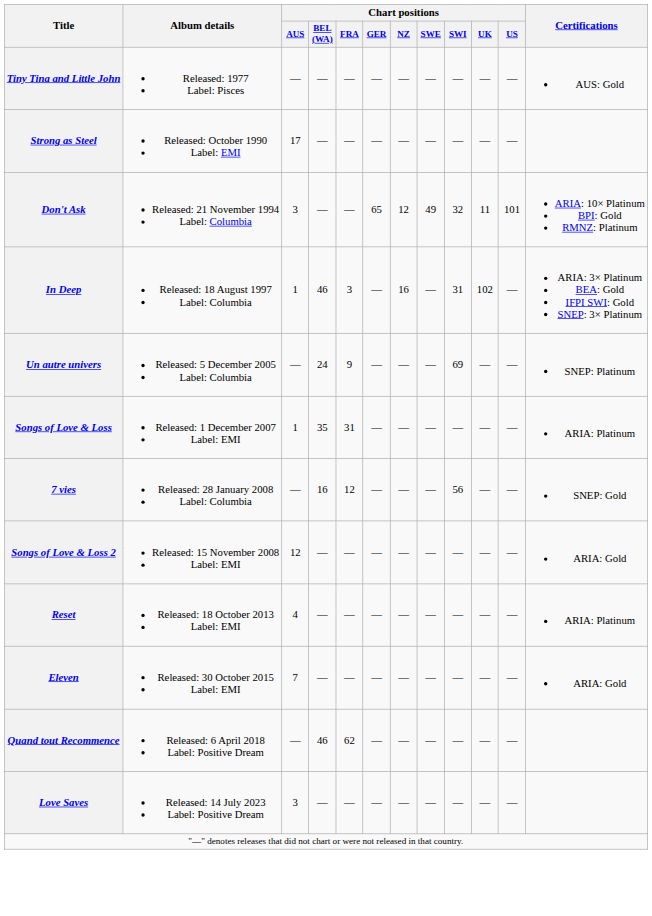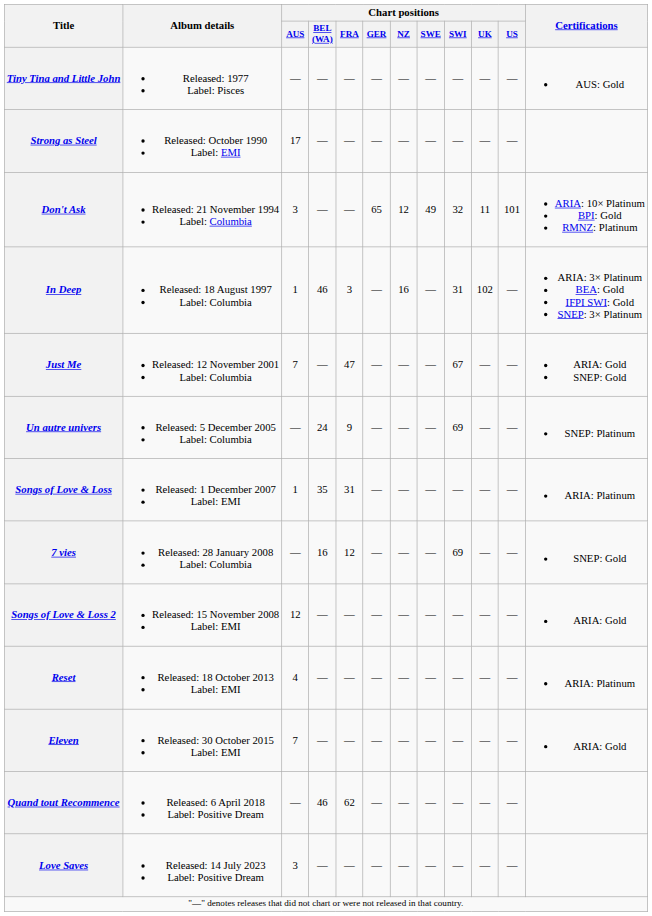+ row: (64, 364)
(458, 490) 56 -> (458, 552) 69
